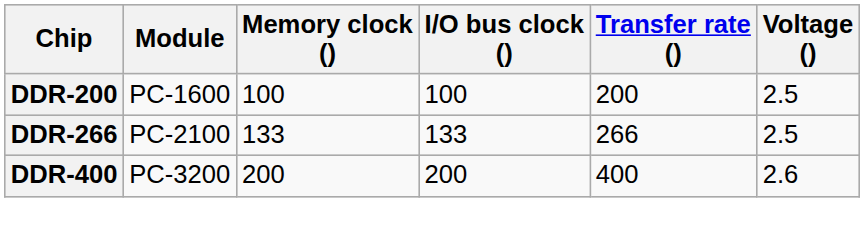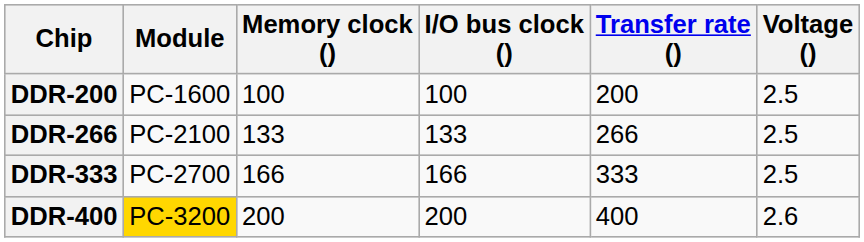+ row: (64, 175)
(180, 175) no background -> (180, 216) gold background
